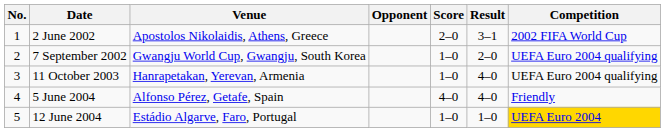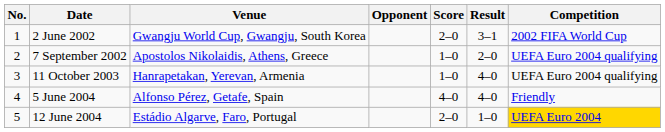(230, 35) Apostolos Nikolaidis, Athens, Greece -> (249, 35) Gwangju World Cup, Gwangju, South Korea
(249, 55) Gwangju World Cup, Gwangju, South Korea -> (230, 55) Apostolos Nikolaidis, Athens, Greece
(449, 117) 1–0 -> (449, 117) 2–0
